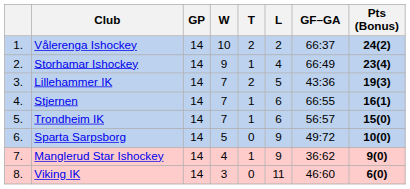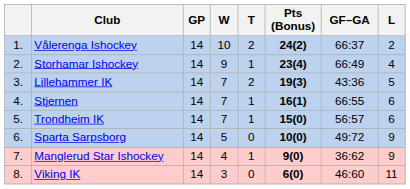columns swapped: (279, 20) <-> (377, 20)
